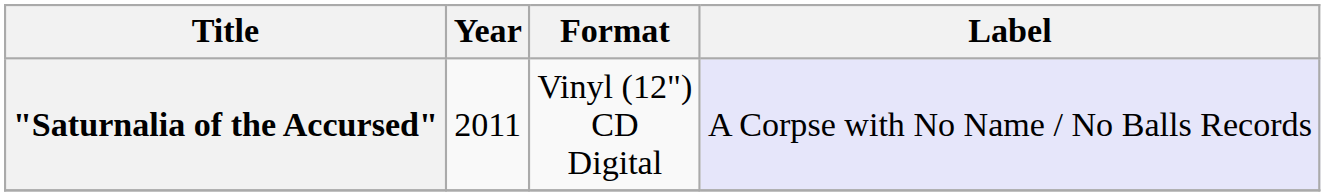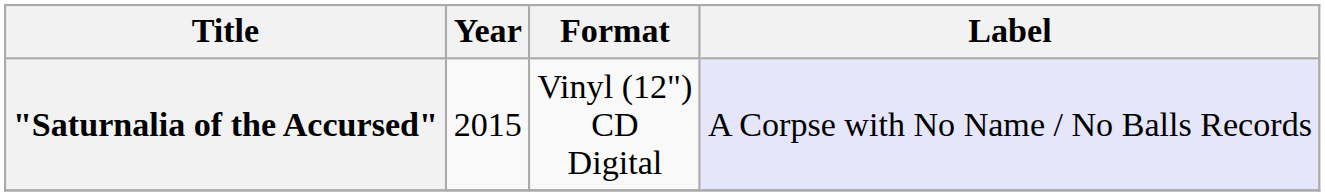(488, 123) 2011 -> (488, 123) 2015
